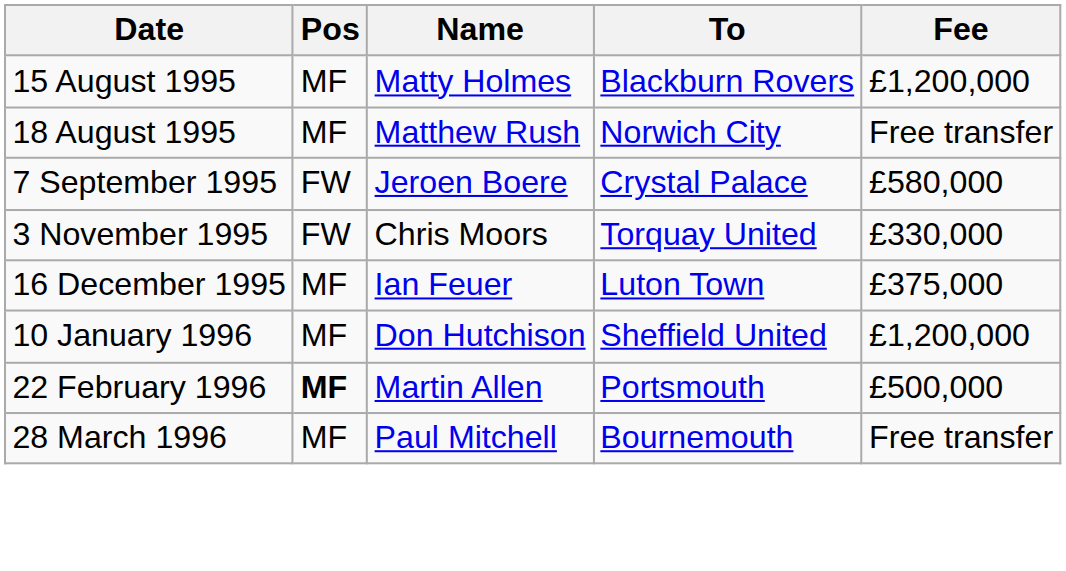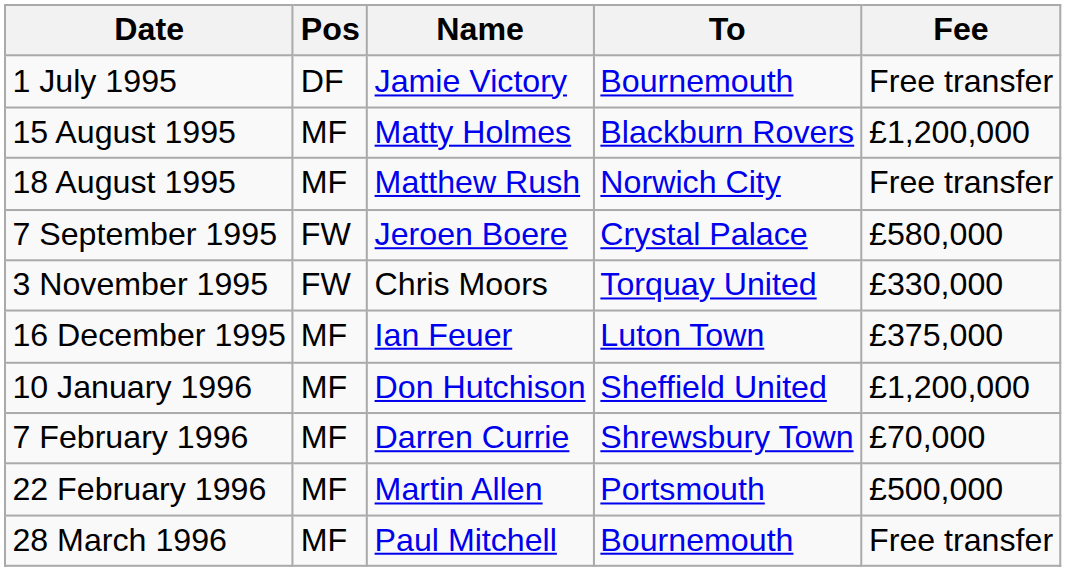+ row: (95, 81)
+ row: (130, 438)
(324, 387) bold -> (324, 489) normal
